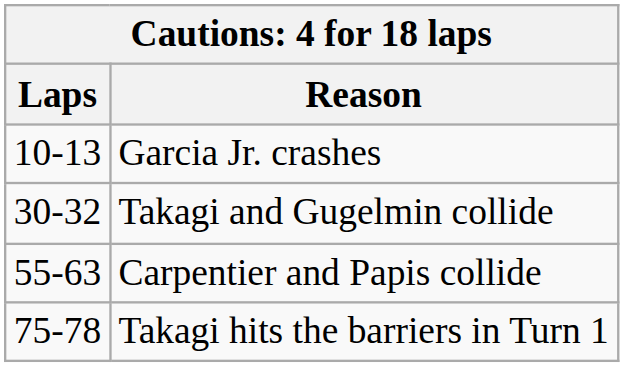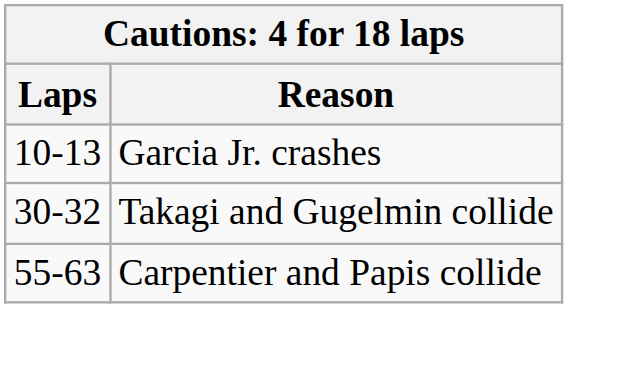- row: (364, 331)
